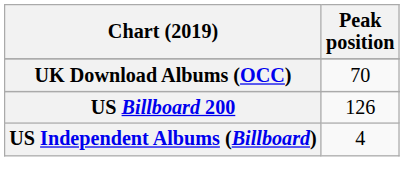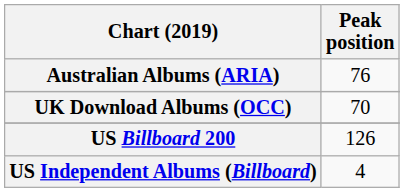+ row: (163, 75)
